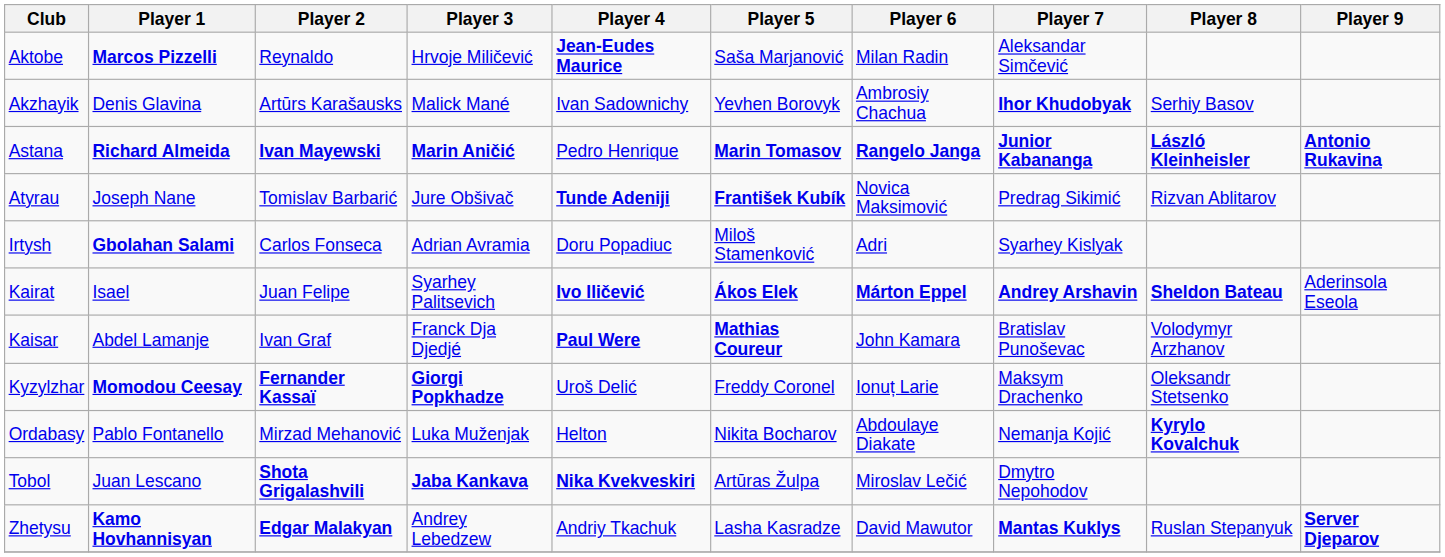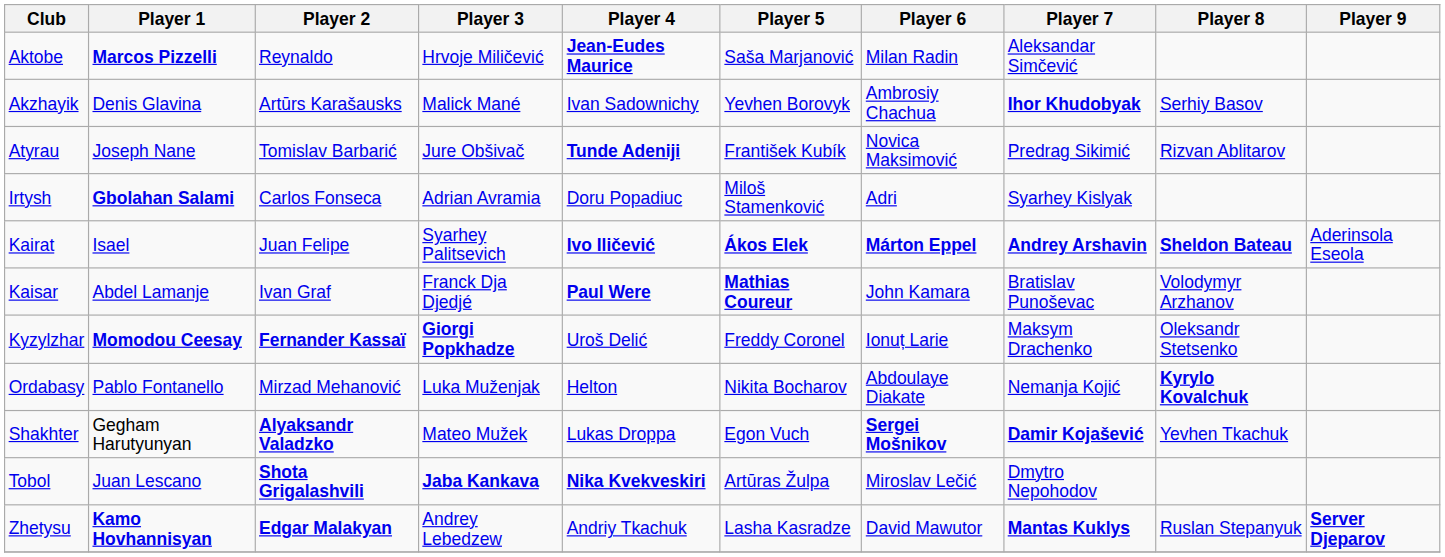- row: (36, 150)
(780, 198) bold -> (785, 150) normal
+ row: (44, 434)
